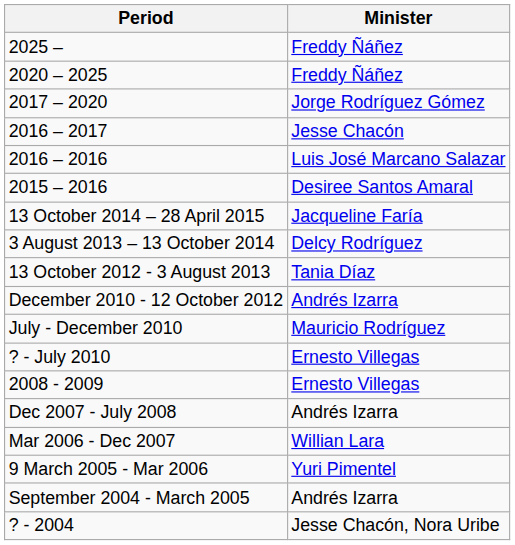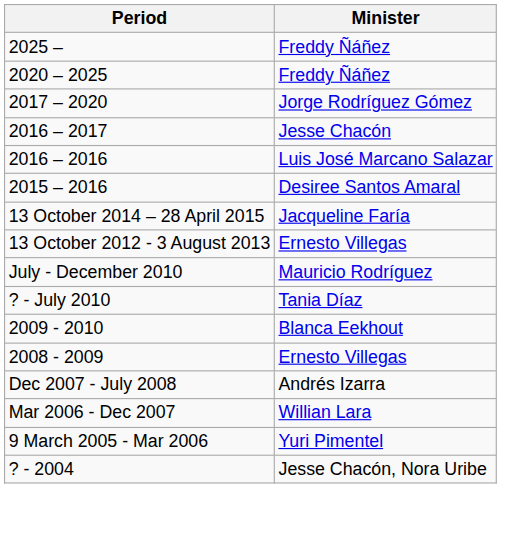- row: (141, 243)
(333, 272) Tania Díaz -> (343, 243) Ernesto Villegas
- row: (146, 300)
(355, 356) Ernesto Villegas -> (320, 300) Tania Díaz
+ row: (56, 328)
- row: (129, 497)
